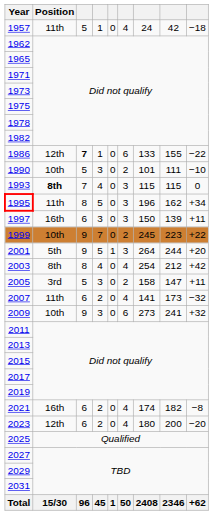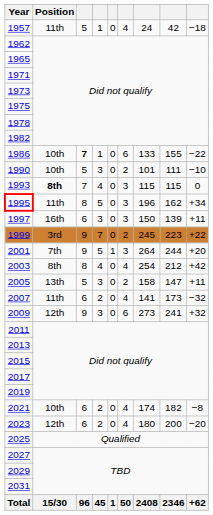(55, 153) 12th -> (55, 153) 10th
(55, 235) 10th -> (55, 235) 3rd
(55, 250) 5th -> (55, 250) 7th
(55, 282) 3rd -> (55, 282) 13th
(55, 313) 10th -> (55, 313) 12th
(55, 408) 16th -> (55, 408) 10th
